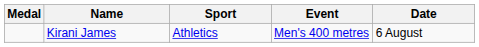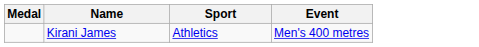- column: (424, 14)
